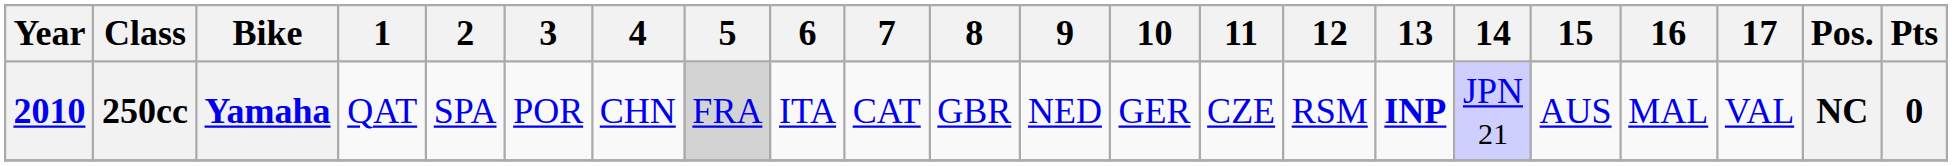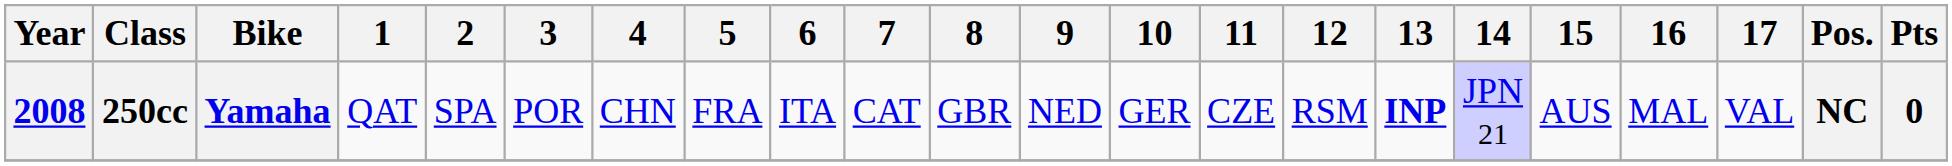(49, 110) 2010 -> (49, 110) 2008
(727, 110) lightgrey background -> (727, 110) no background
